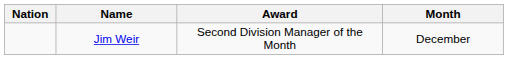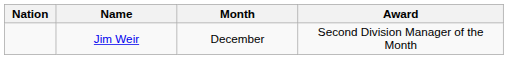columns swapped: (280, 14) <-> (443, 14)
